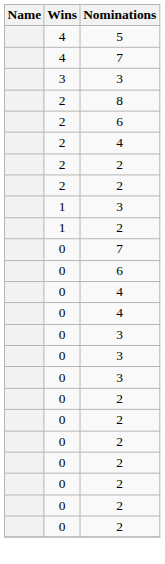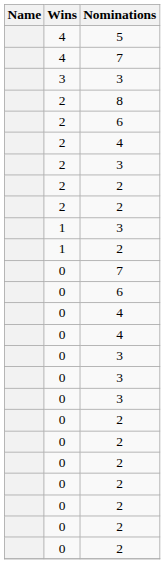+ row: (62, 164)
